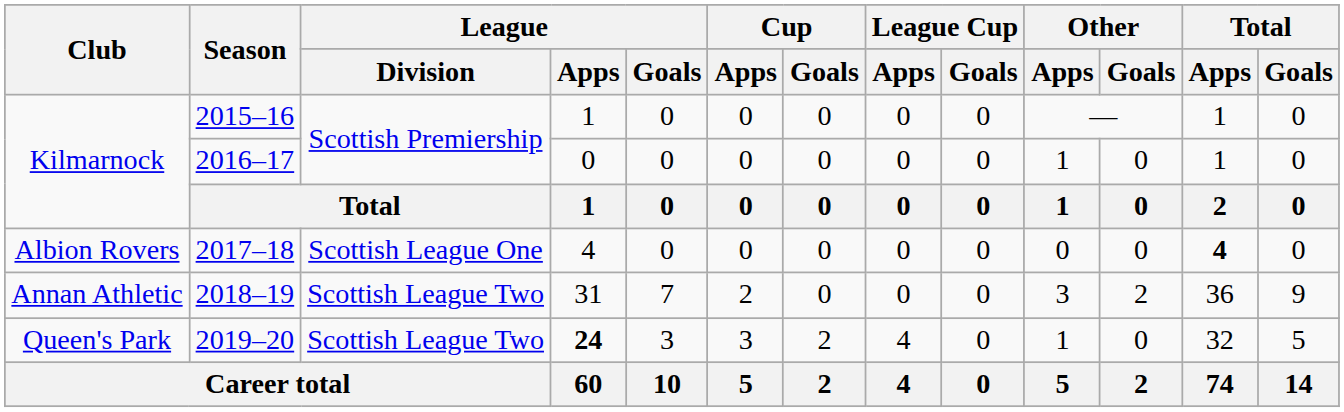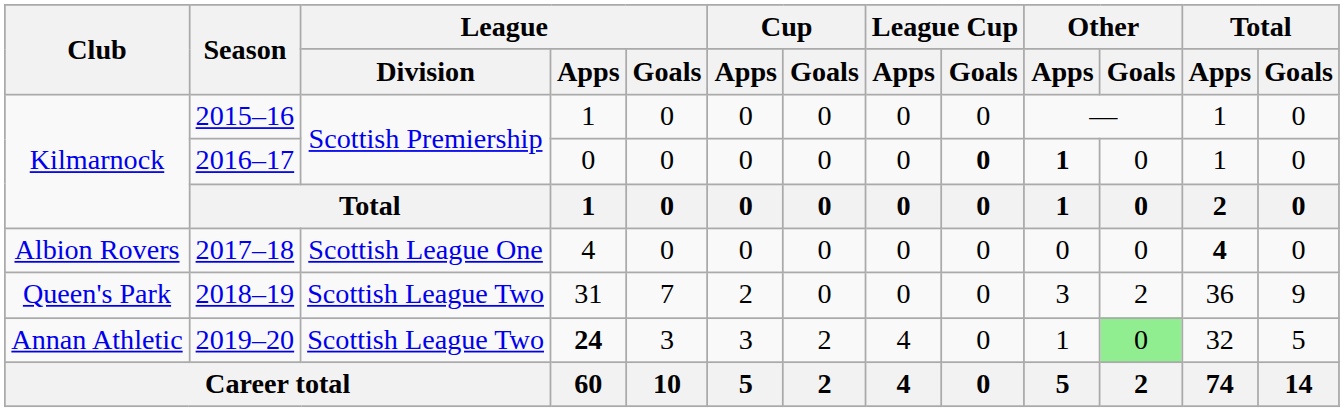(983, 160) normal -> (983, 160) bold
(1062, 160) normal -> (1062, 160) bold
(97, 294) Annan Athletic -> (97, 294) Queen's Park
(97, 339) Queen's Park -> (97, 339) Annan Athletic
(1141, 339) no background -> (1141, 339) lightgreen background
